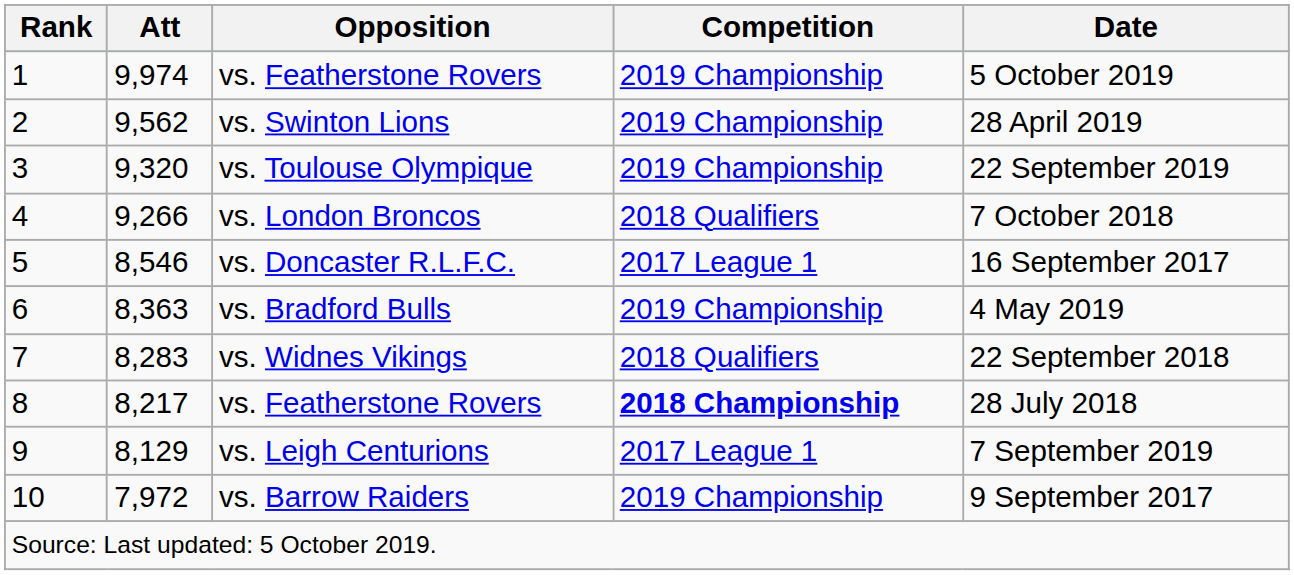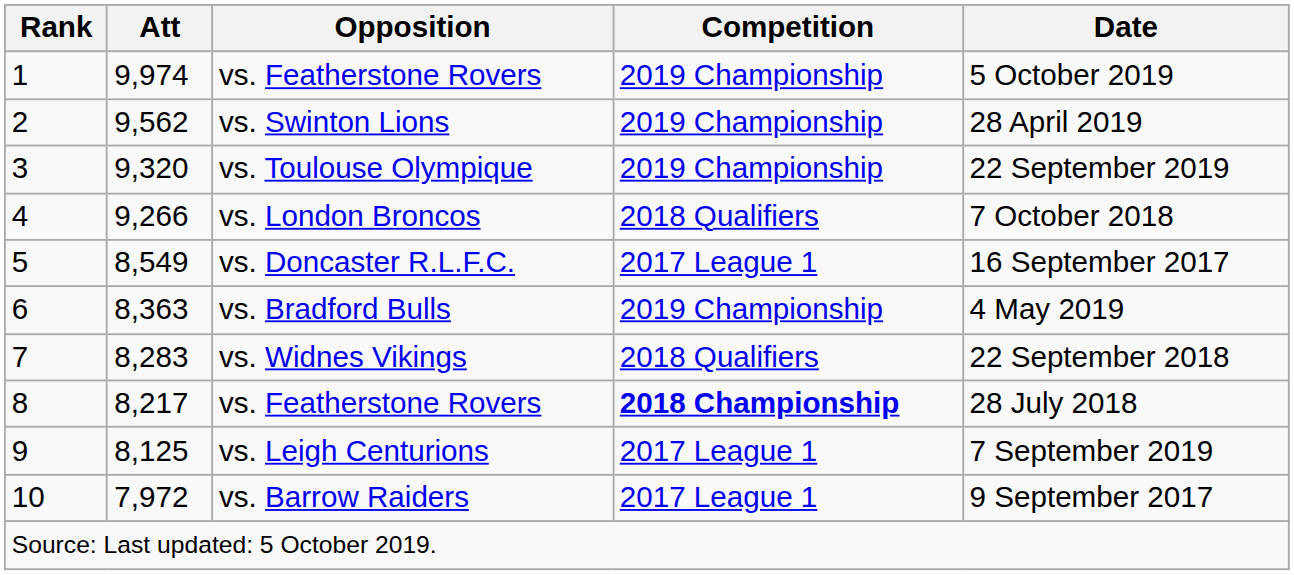(151, 262) 8,546 -> (151, 262) 8,549
(151, 450) 8,129 -> (151, 450) 8,125
(751, 497) 2019 Championship -> (719, 497) 2017 League 1
